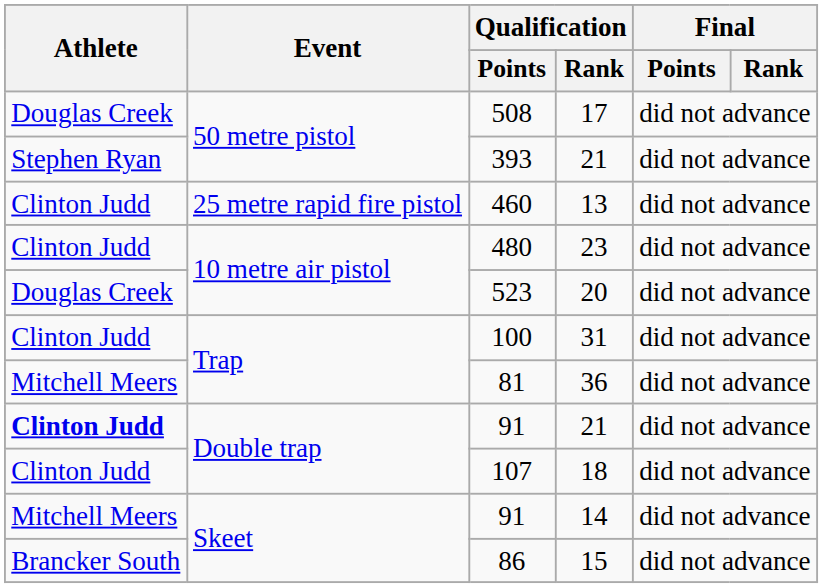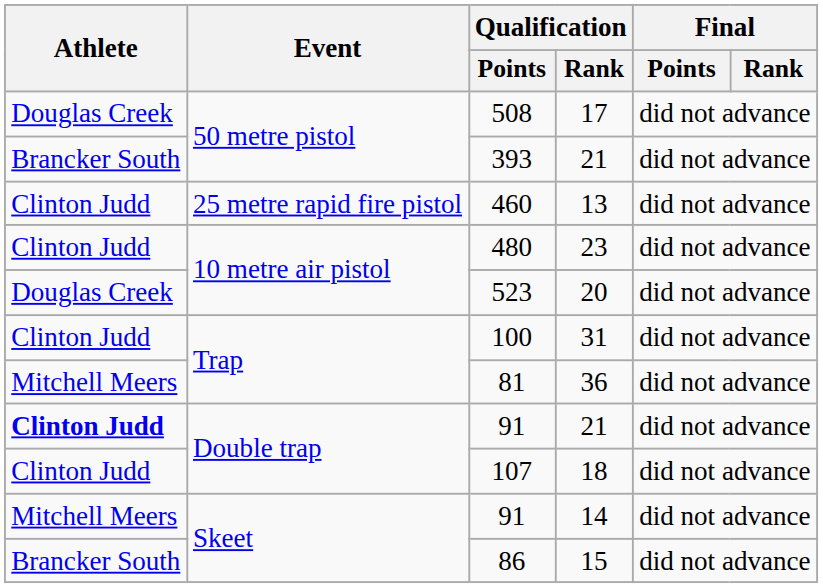(86, 158) Stephen Ryan -> (96, 158) Brancker South
